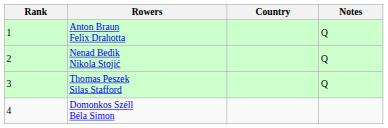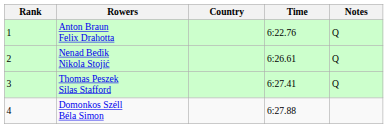+ column: (297, 12)
